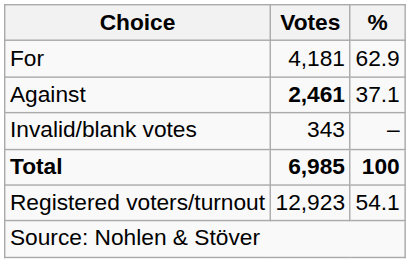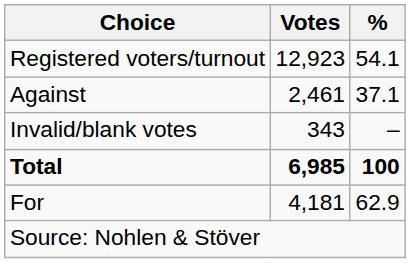rows swapped: (27, 58) <-> (138, 202)
(317, 94) bold -> (317, 94) normal
